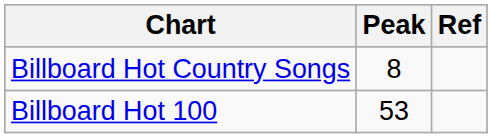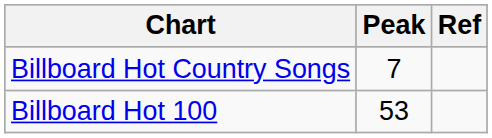(394, 68) 8 -> (394, 68) 7
